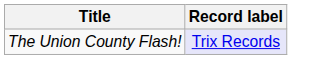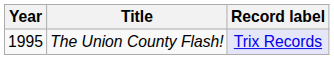+ column: (26, 16)
